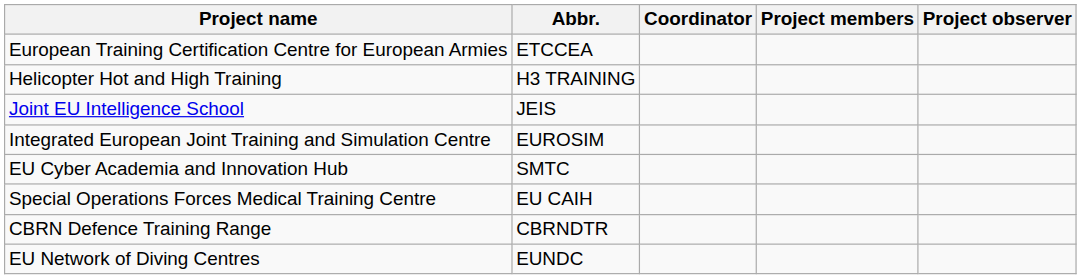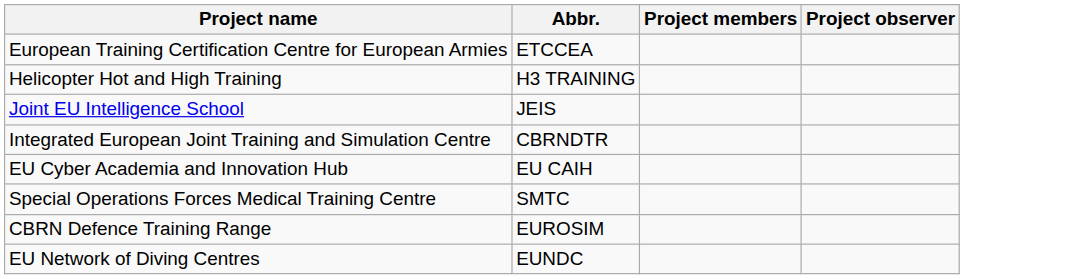- column: (698, 19)
(560, 139) EUROSIM -> (562, 139) CBRNDTR
(543, 169) SMTC -> (554, 169) EU CAIH
(554, 199) EU CAIH -> (543, 199) SMTC
(562, 229) CBRNDTR -> (560, 229) EUROSIM
